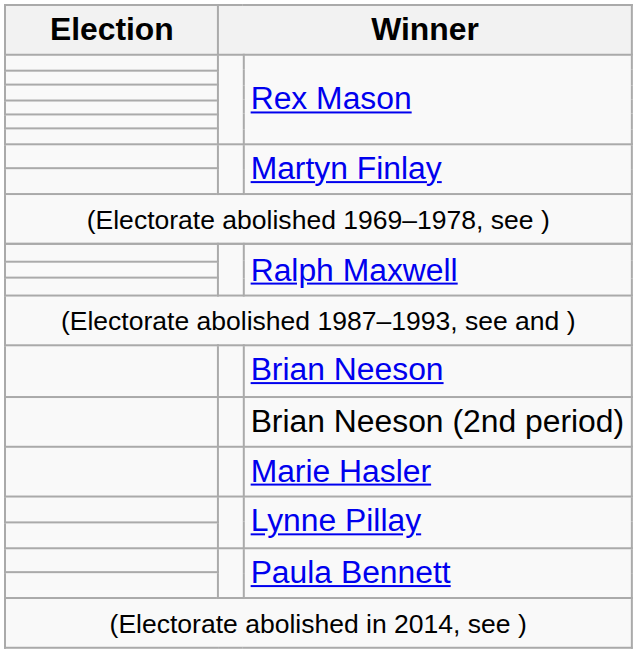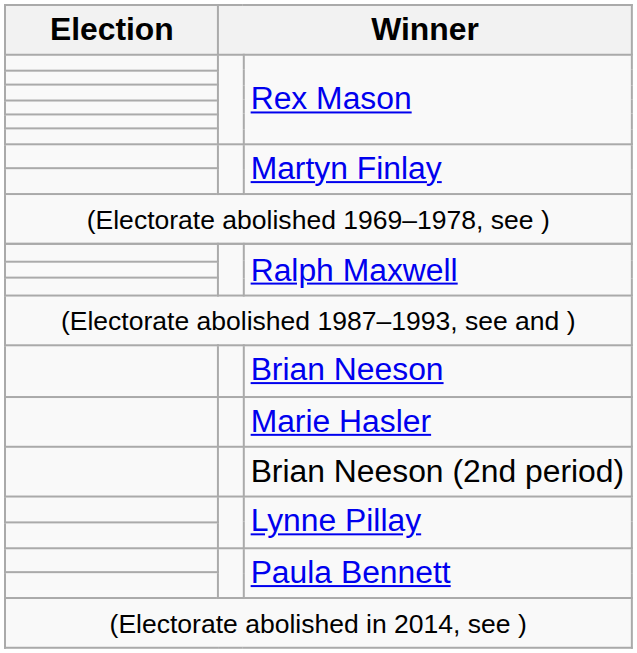rows swapped: (112, 472) <-> (112, 421)
